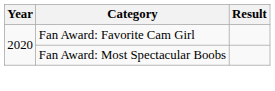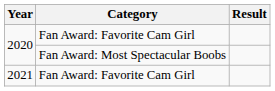+ row: (20, 75)
